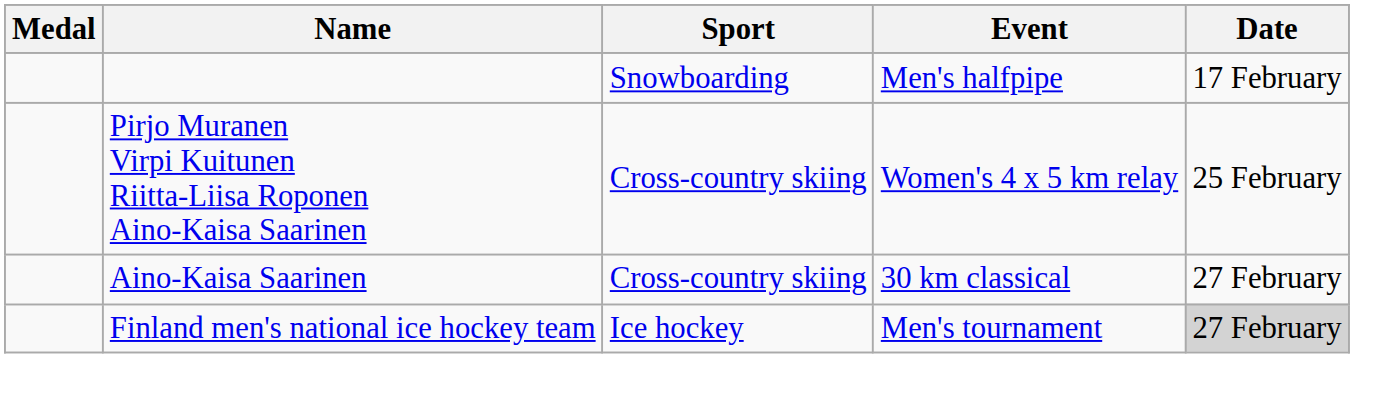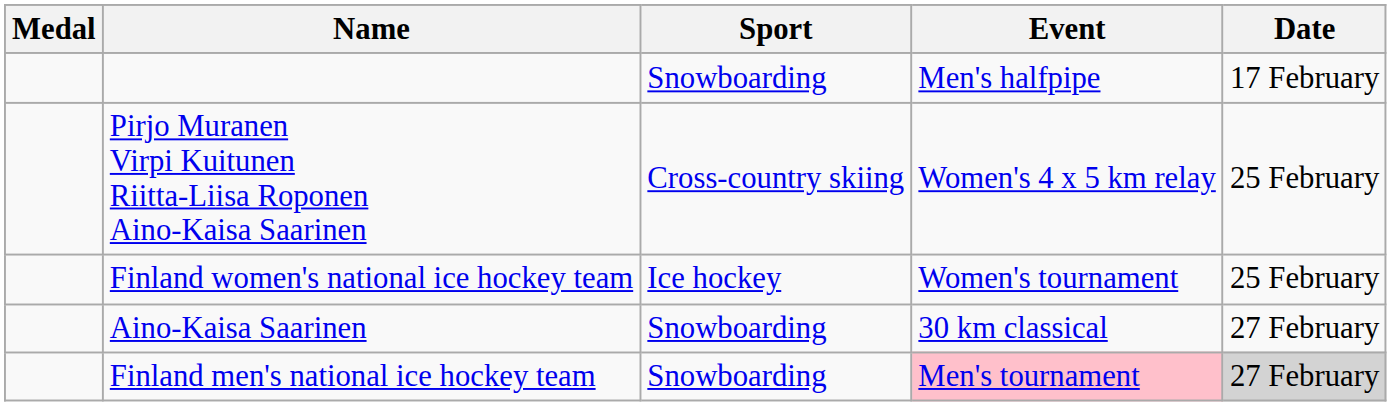+ row: (372, 278)
(738, 278) Cross-country skiing -> (737, 327) Snowboarding
(677, 327) Ice hockey -> (737, 376) Snowboarding
(992, 327) no background -> (1029, 376) pink background
